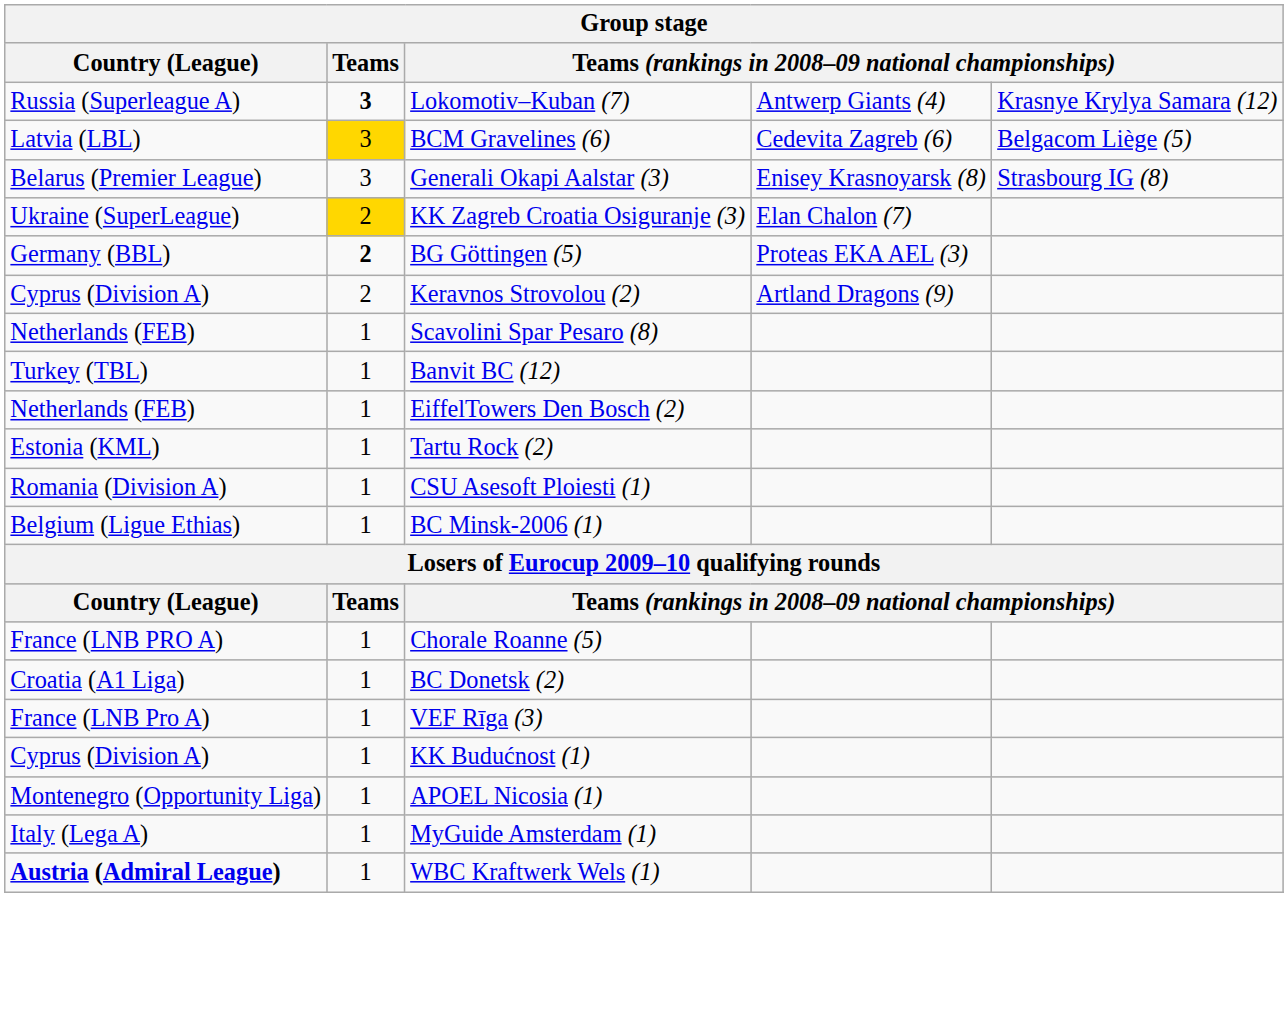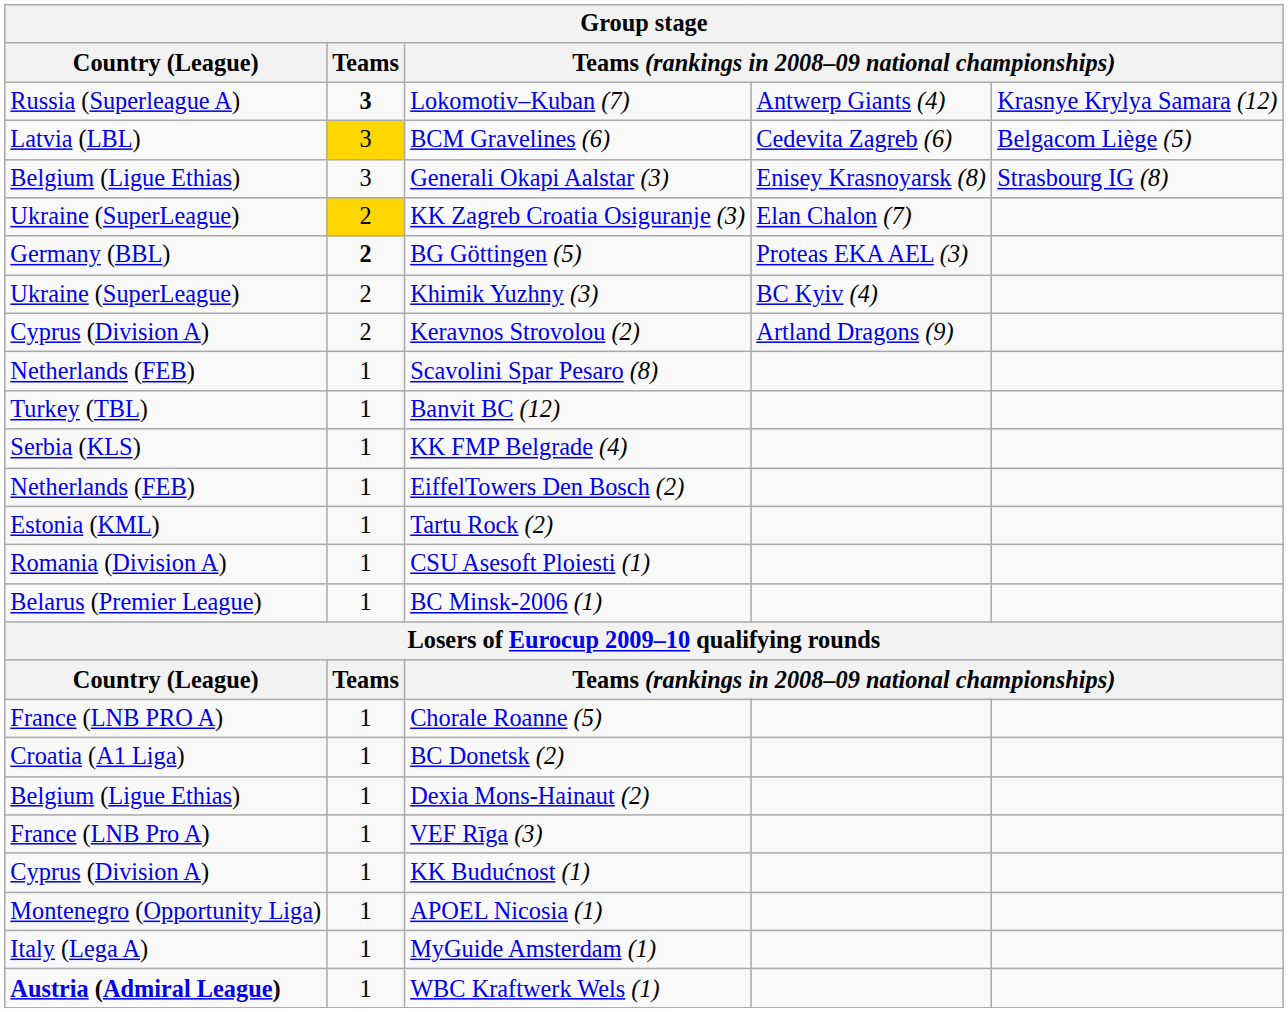(136, 178) Belarus (Premier League) -> (125, 178) Belgium (Ligue Ethias)
+ row: (504, 293)
+ row: (519, 448)
(125, 525) Belgium (Ligue Ethias) -> (136, 602) Belarus (Premier League)
+ row: (530, 795)
